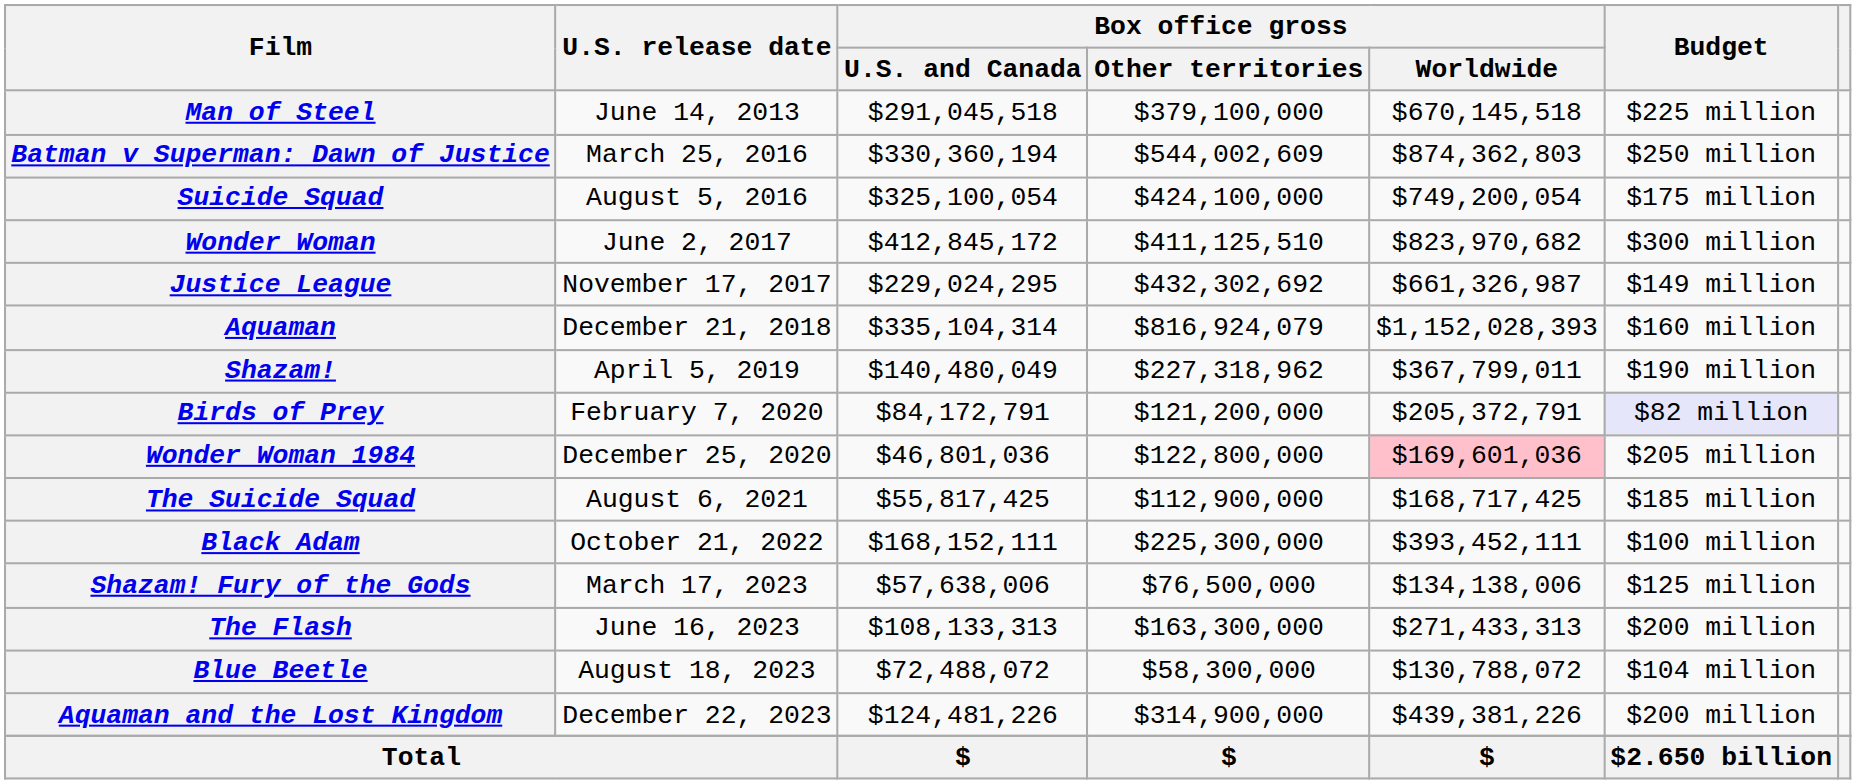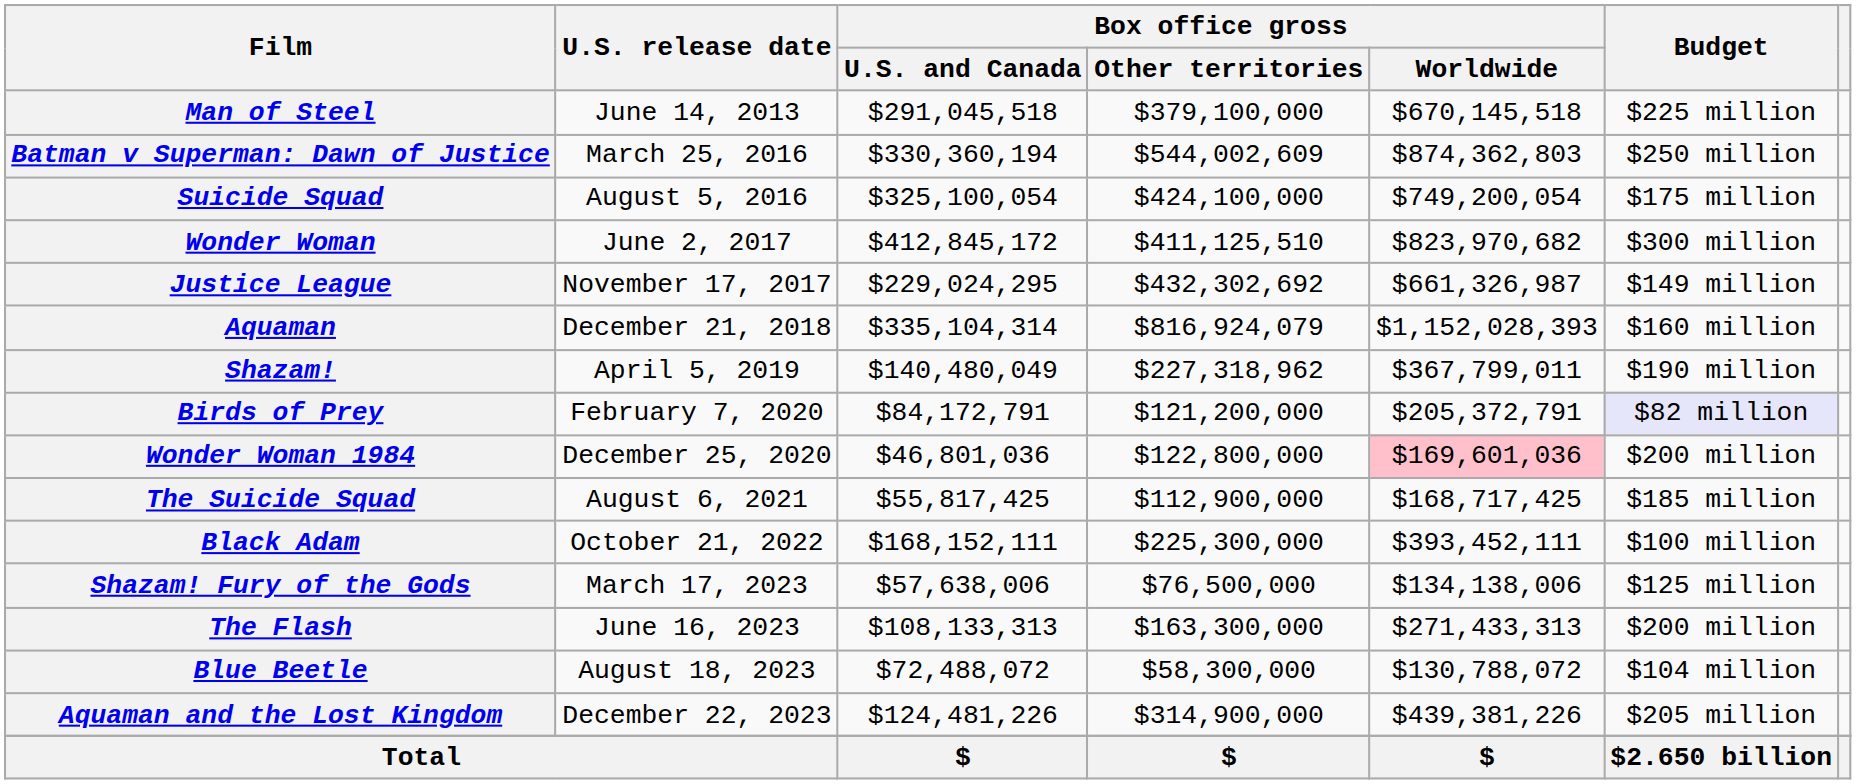(1721, 457) $205 million -> (1721, 457) $200 million
(1721, 715) $200 million -> (1721, 715) $205 million
